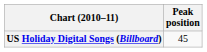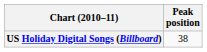(183, 39) 45 -> (183, 39) 38
